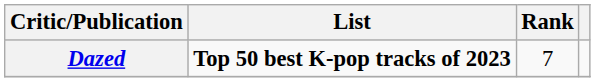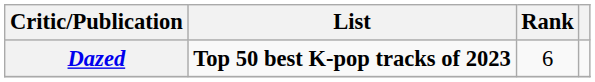(548, 58) 7 -> (548, 58) 6
